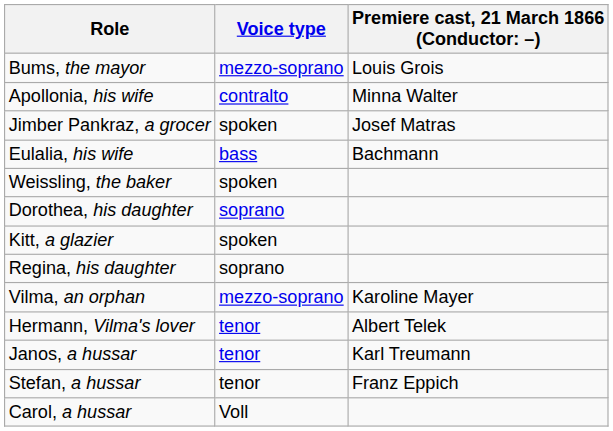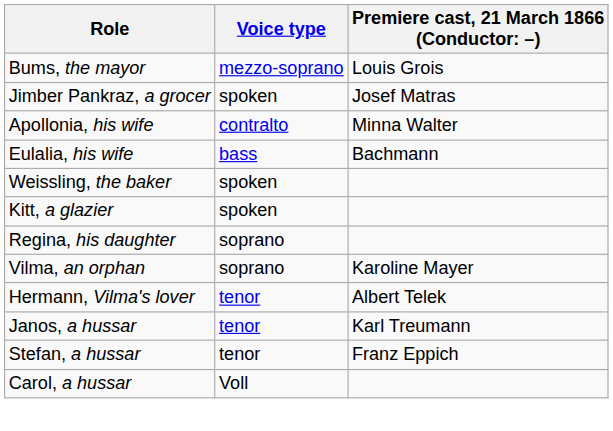rows swapped: (81, 96) <-> (110, 125)
- row: (101, 211)
(281, 297) mezzo-soprano -> (252, 268) soprano
